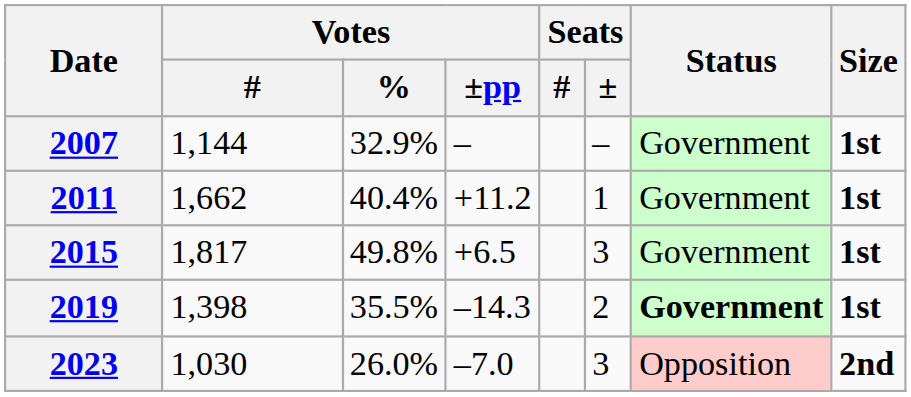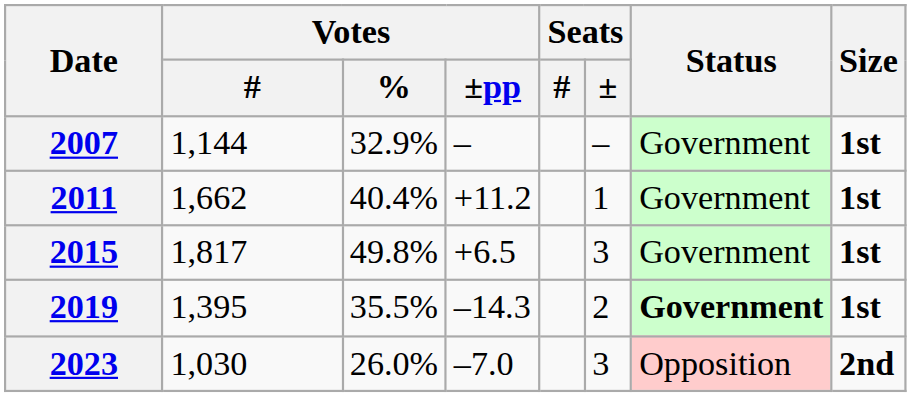(209, 306) 1,398 -> (209, 306) 1,395
